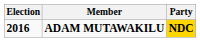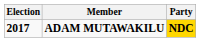(18, 28) 2016 -> (18, 28) 2017
